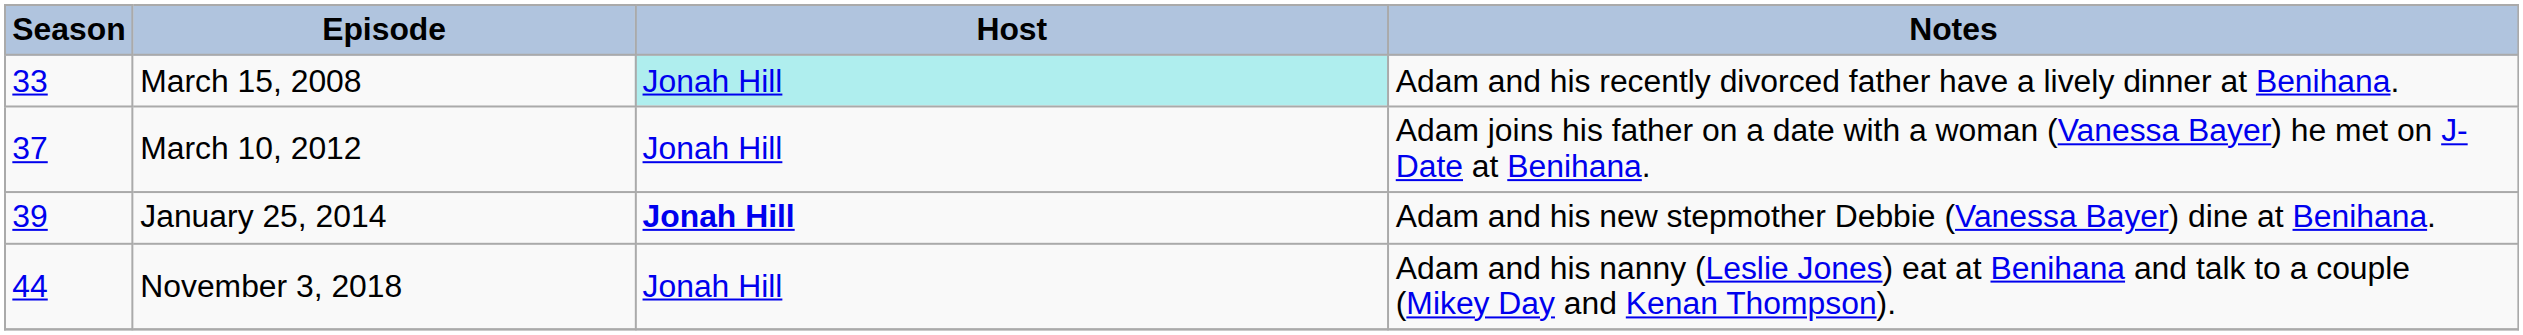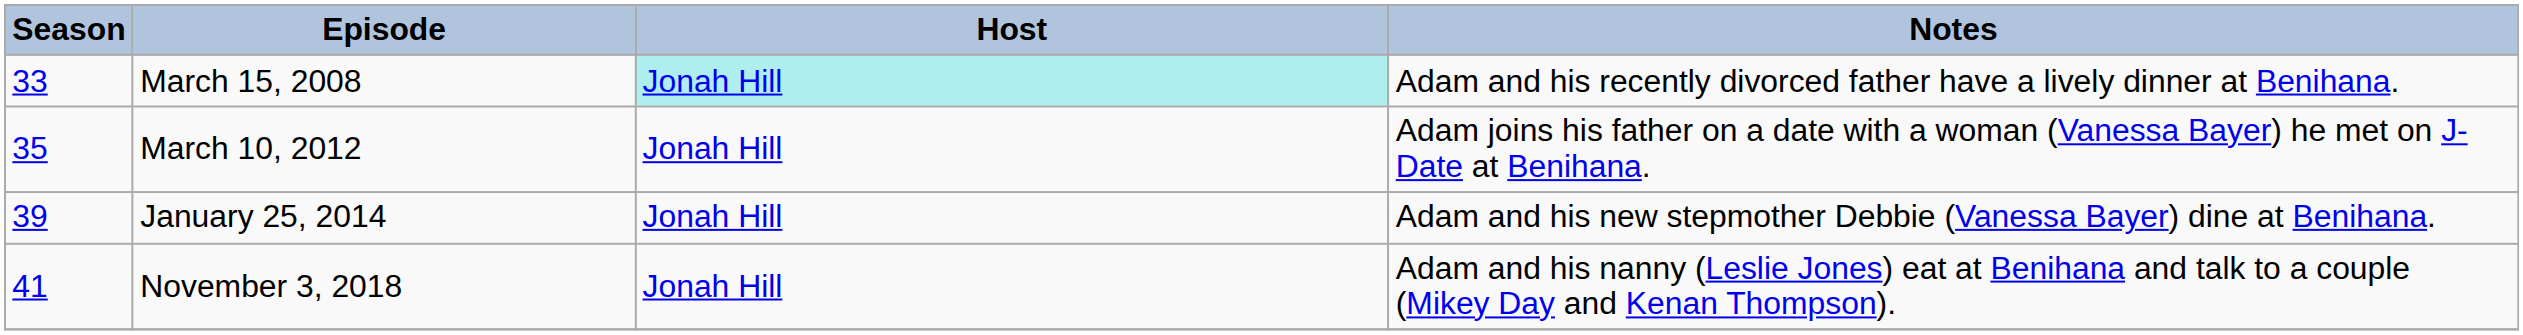(30, 148) 37 -> (30, 148) 35
(719, 217) bold -> (712, 217) normal
(30, 285) 44 -> (30, 285) 41
